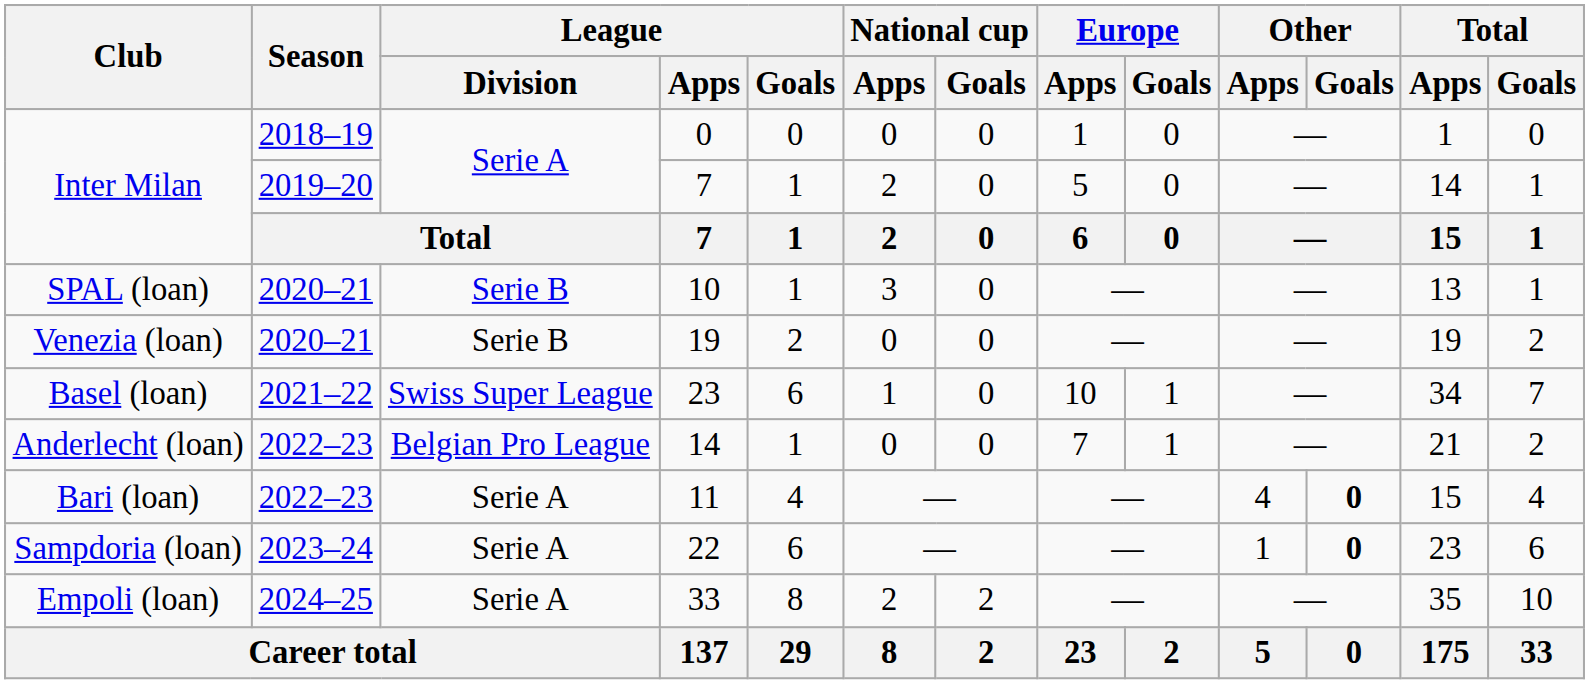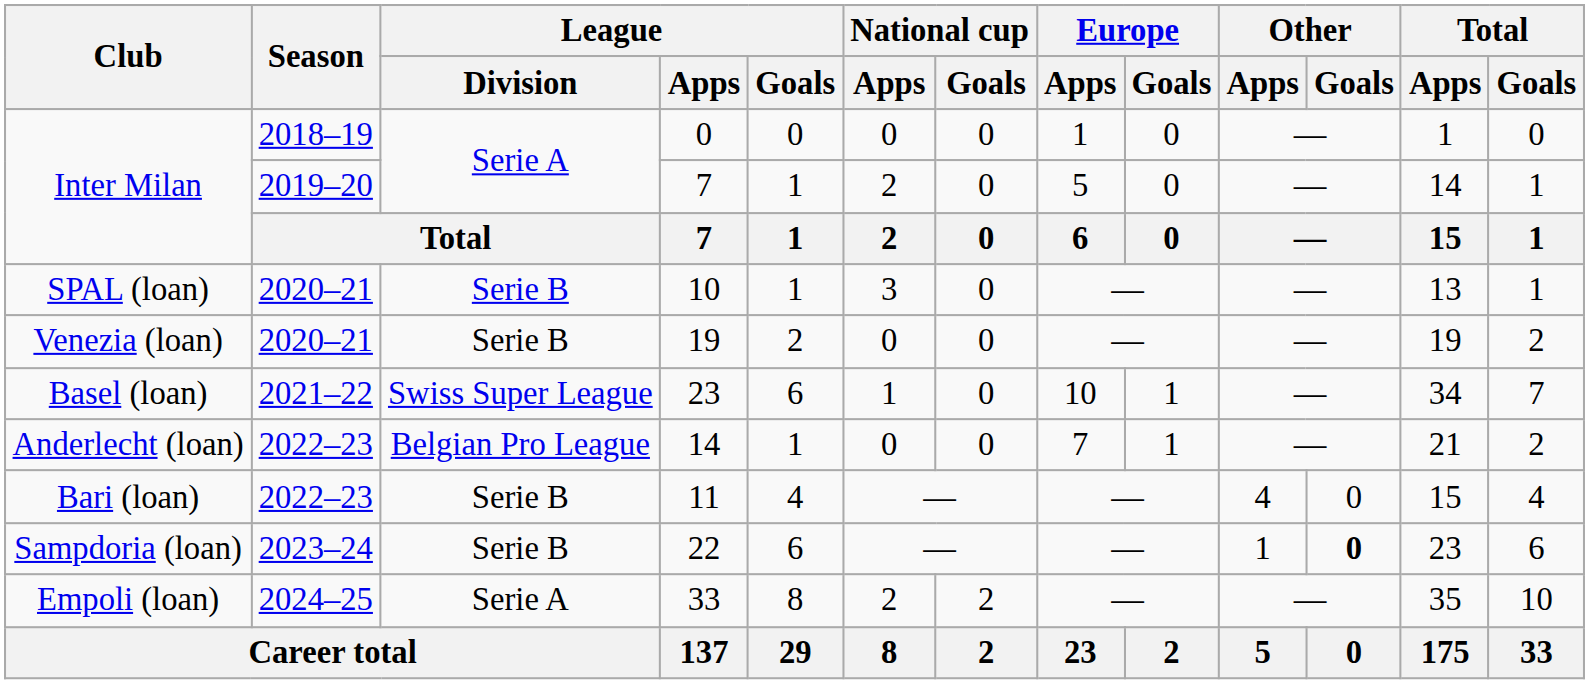(520, 496) Serie A -> (520, 496) Serie B
(1354, 496) bold -> (1354, 496) normal
(520, 548) Serie A -> (520, 548) Serie B
